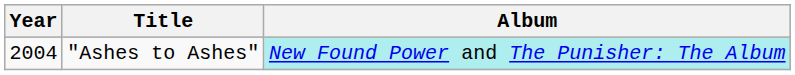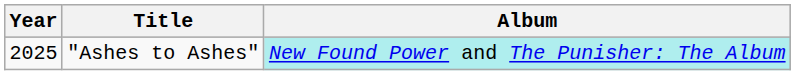(34, 54) 2004 -> (34, 54) 2025
